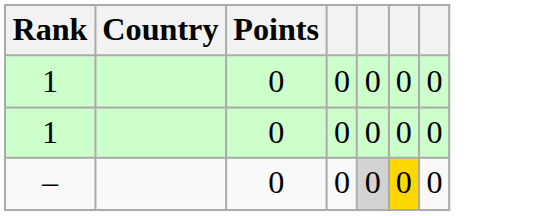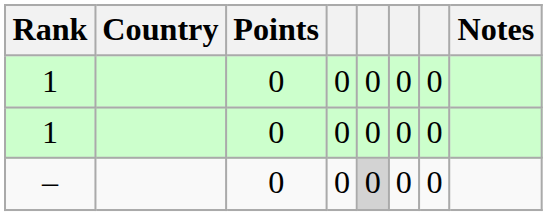+ column: (496, 30)
(404, 183) gold background -> (404, 183) no background
